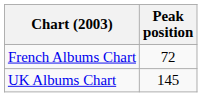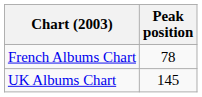(168, 56) 72 -> (168, 56) 78
